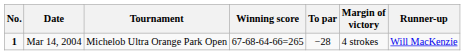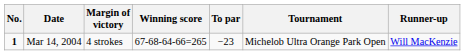columns swapped: (157, 19) <-> (364, 19)
(323, 41) −28 -> (226, 41) −23
